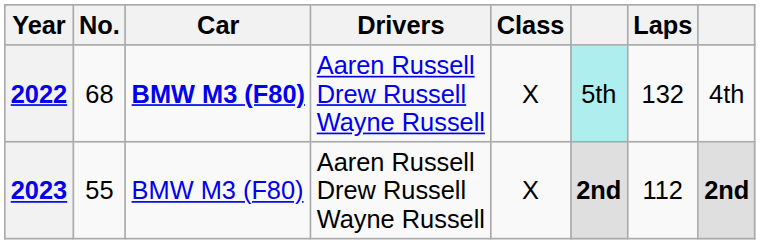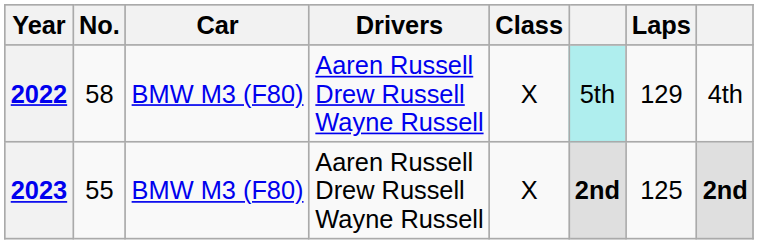(99, 94) 68 -> (99, 94) 58
(218, 94) bold -> (218, 94) normal
(663, 94) 132 -> (661, 94) 129
(663, 191) 112 -> (661, 191) 125
